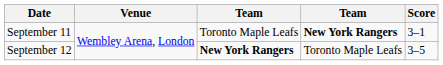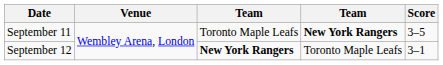(416, 32) 3–1 -> (416, 32) 3–5
(416, 50) 3–5 -> (416, 50) 3–1
